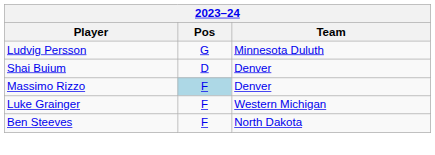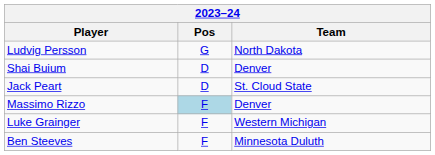(279, 50) Minnesota Duluth -> (268, 50) North Dakota
+ row: (34, 86)
(268, 123) North Dakota -> (279, 141) Minnesota Duluth
